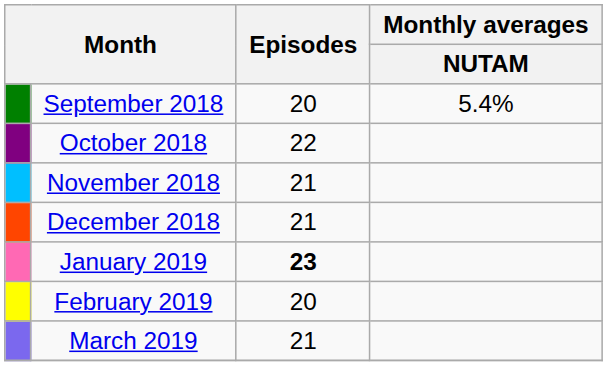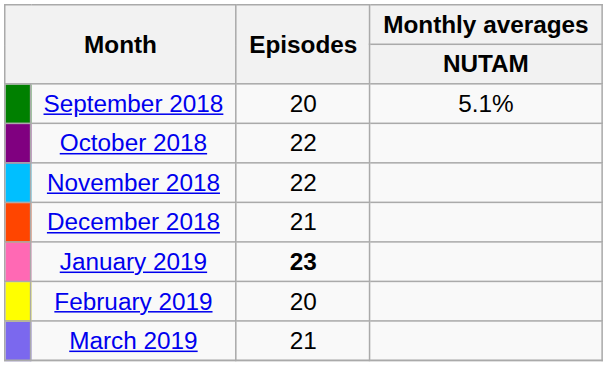(486, 104) 5.4% -> (486, 104) 5.1%
(303, 183) 21 -> (303, 183) 22
